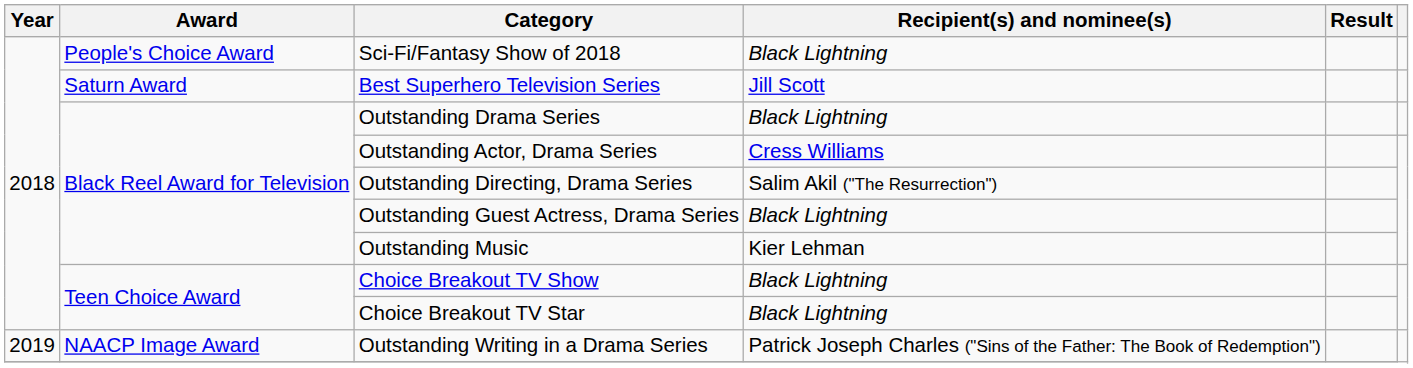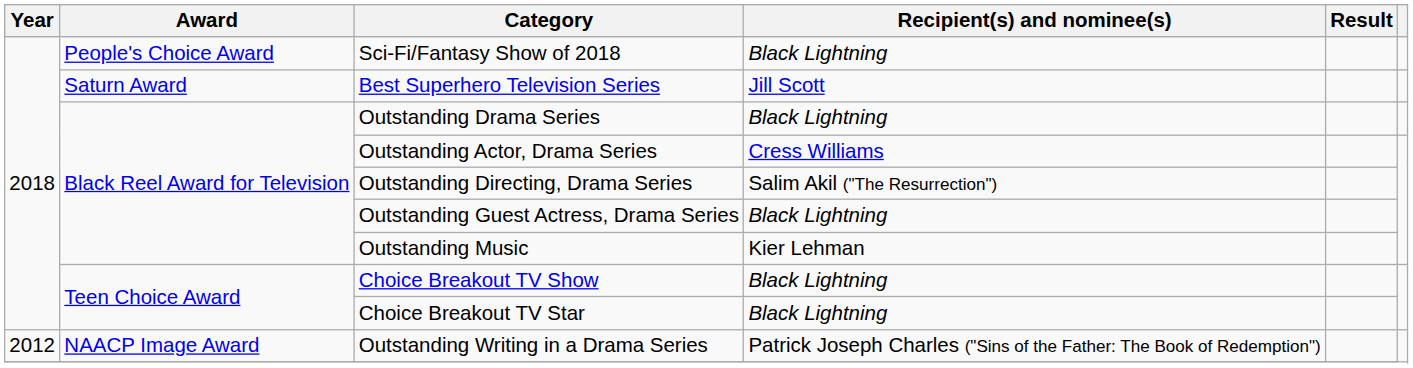(32, 345) 2019 -> (32, 345) 2012
